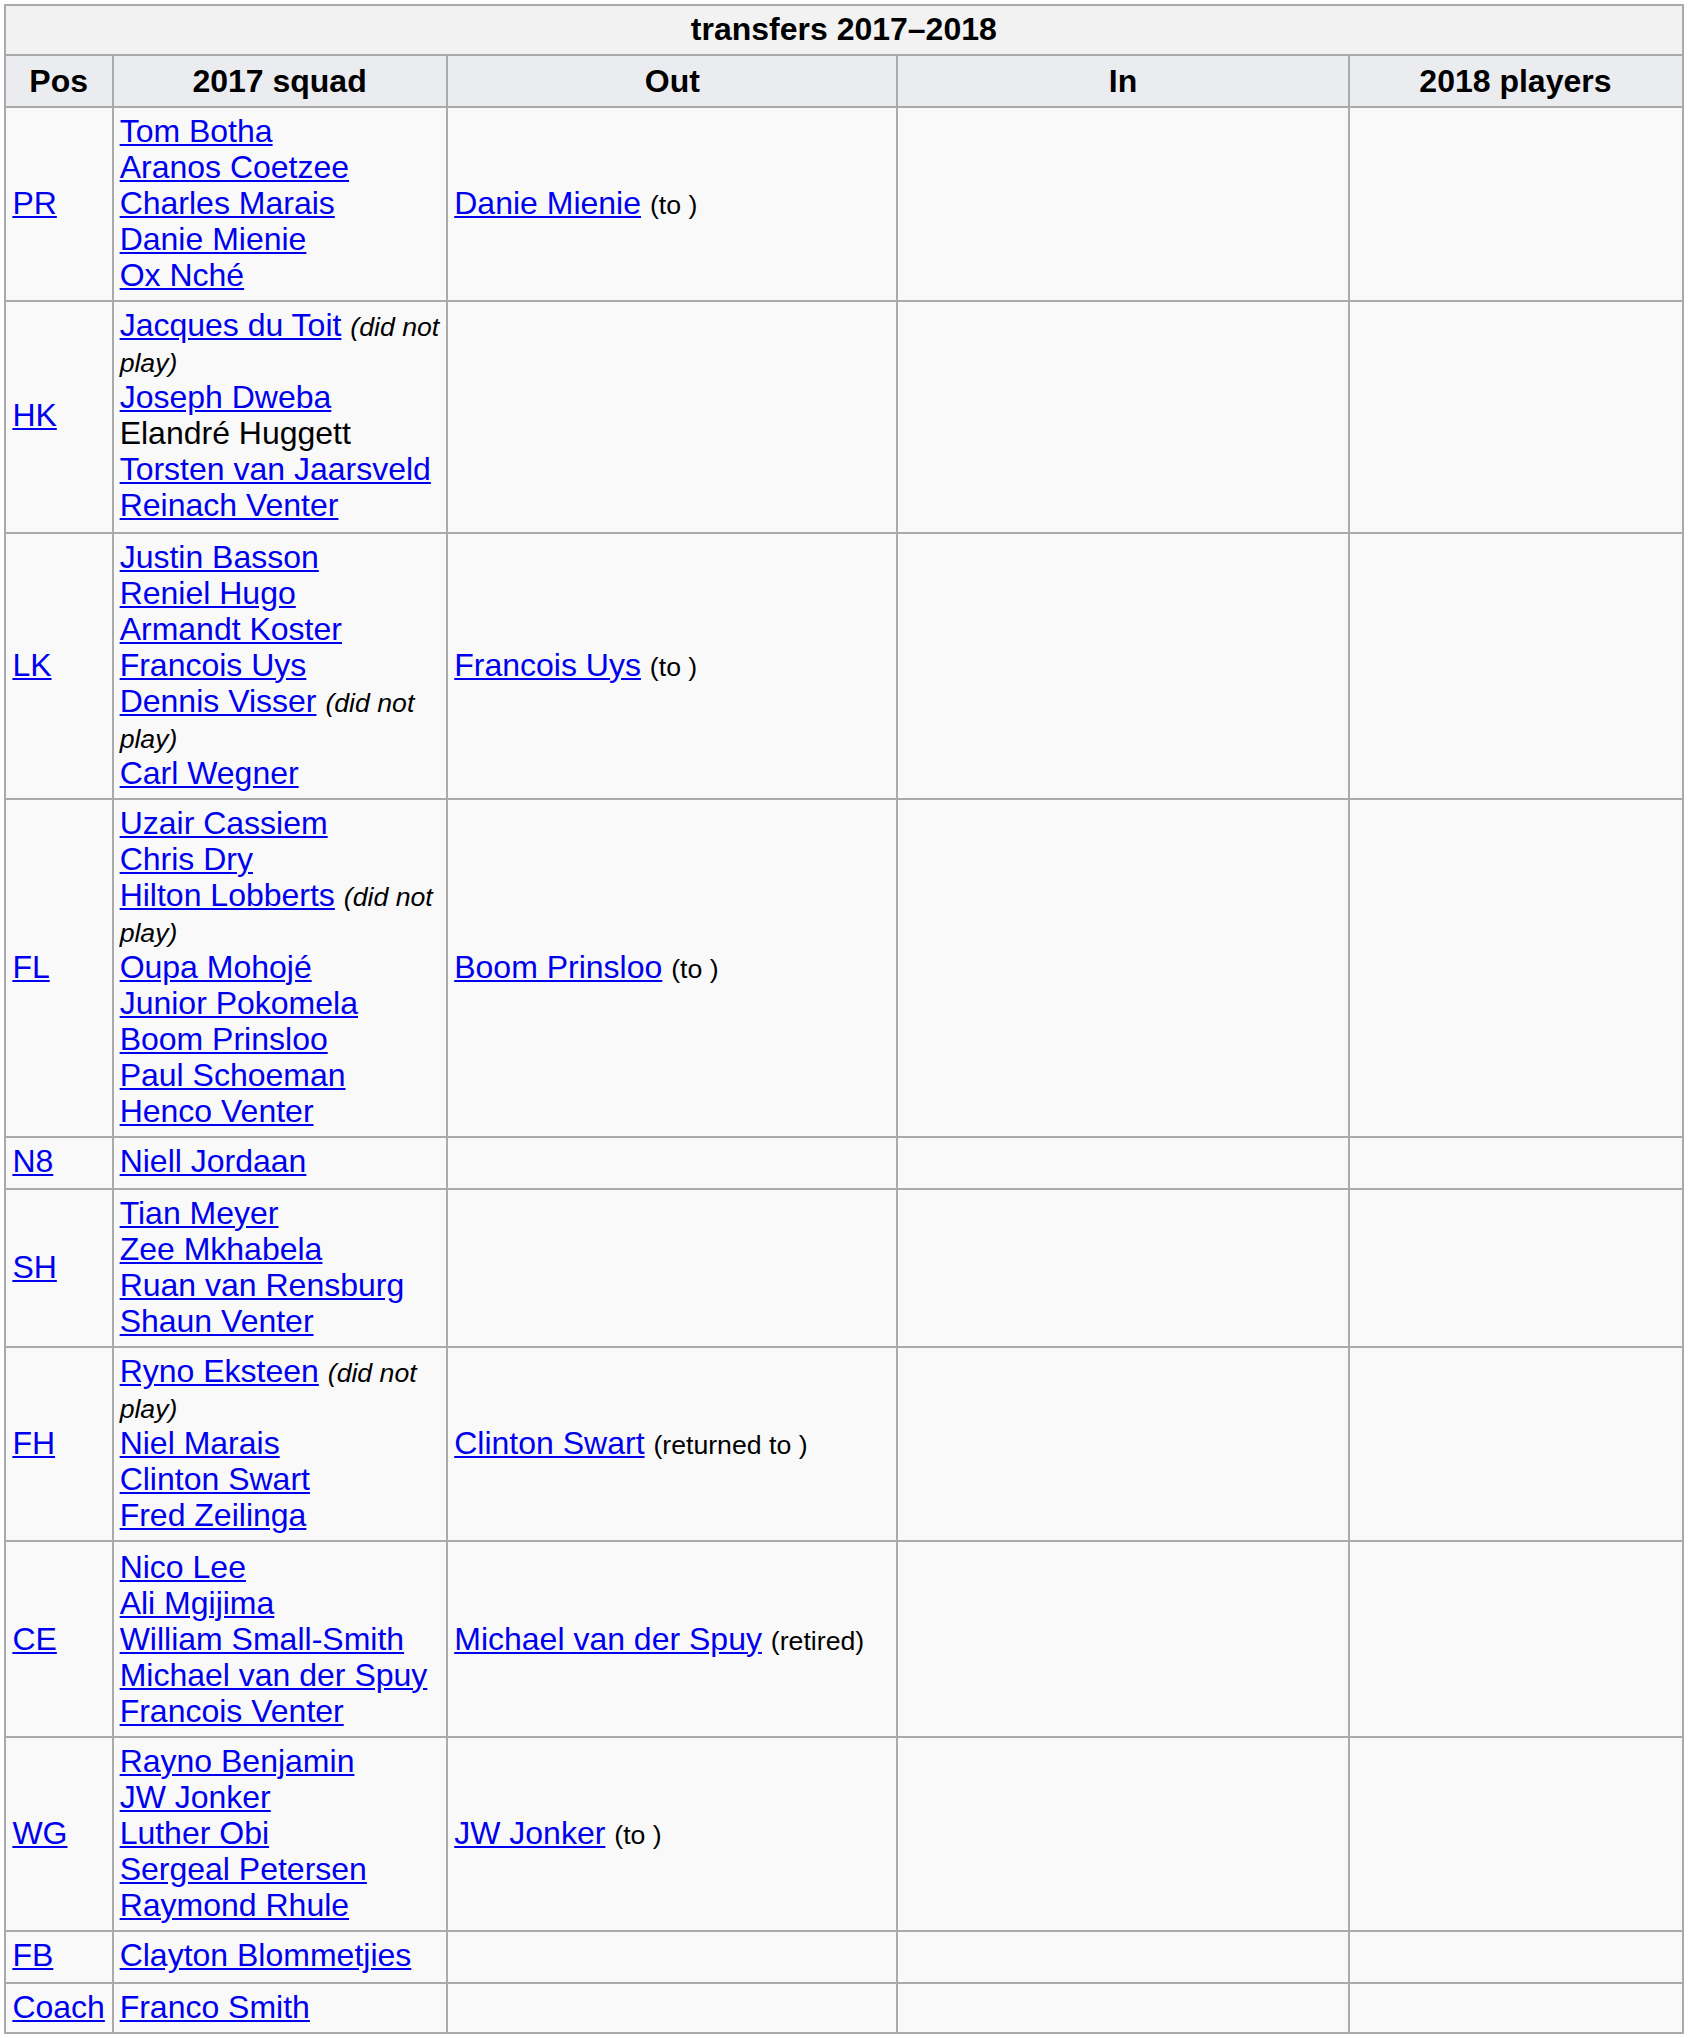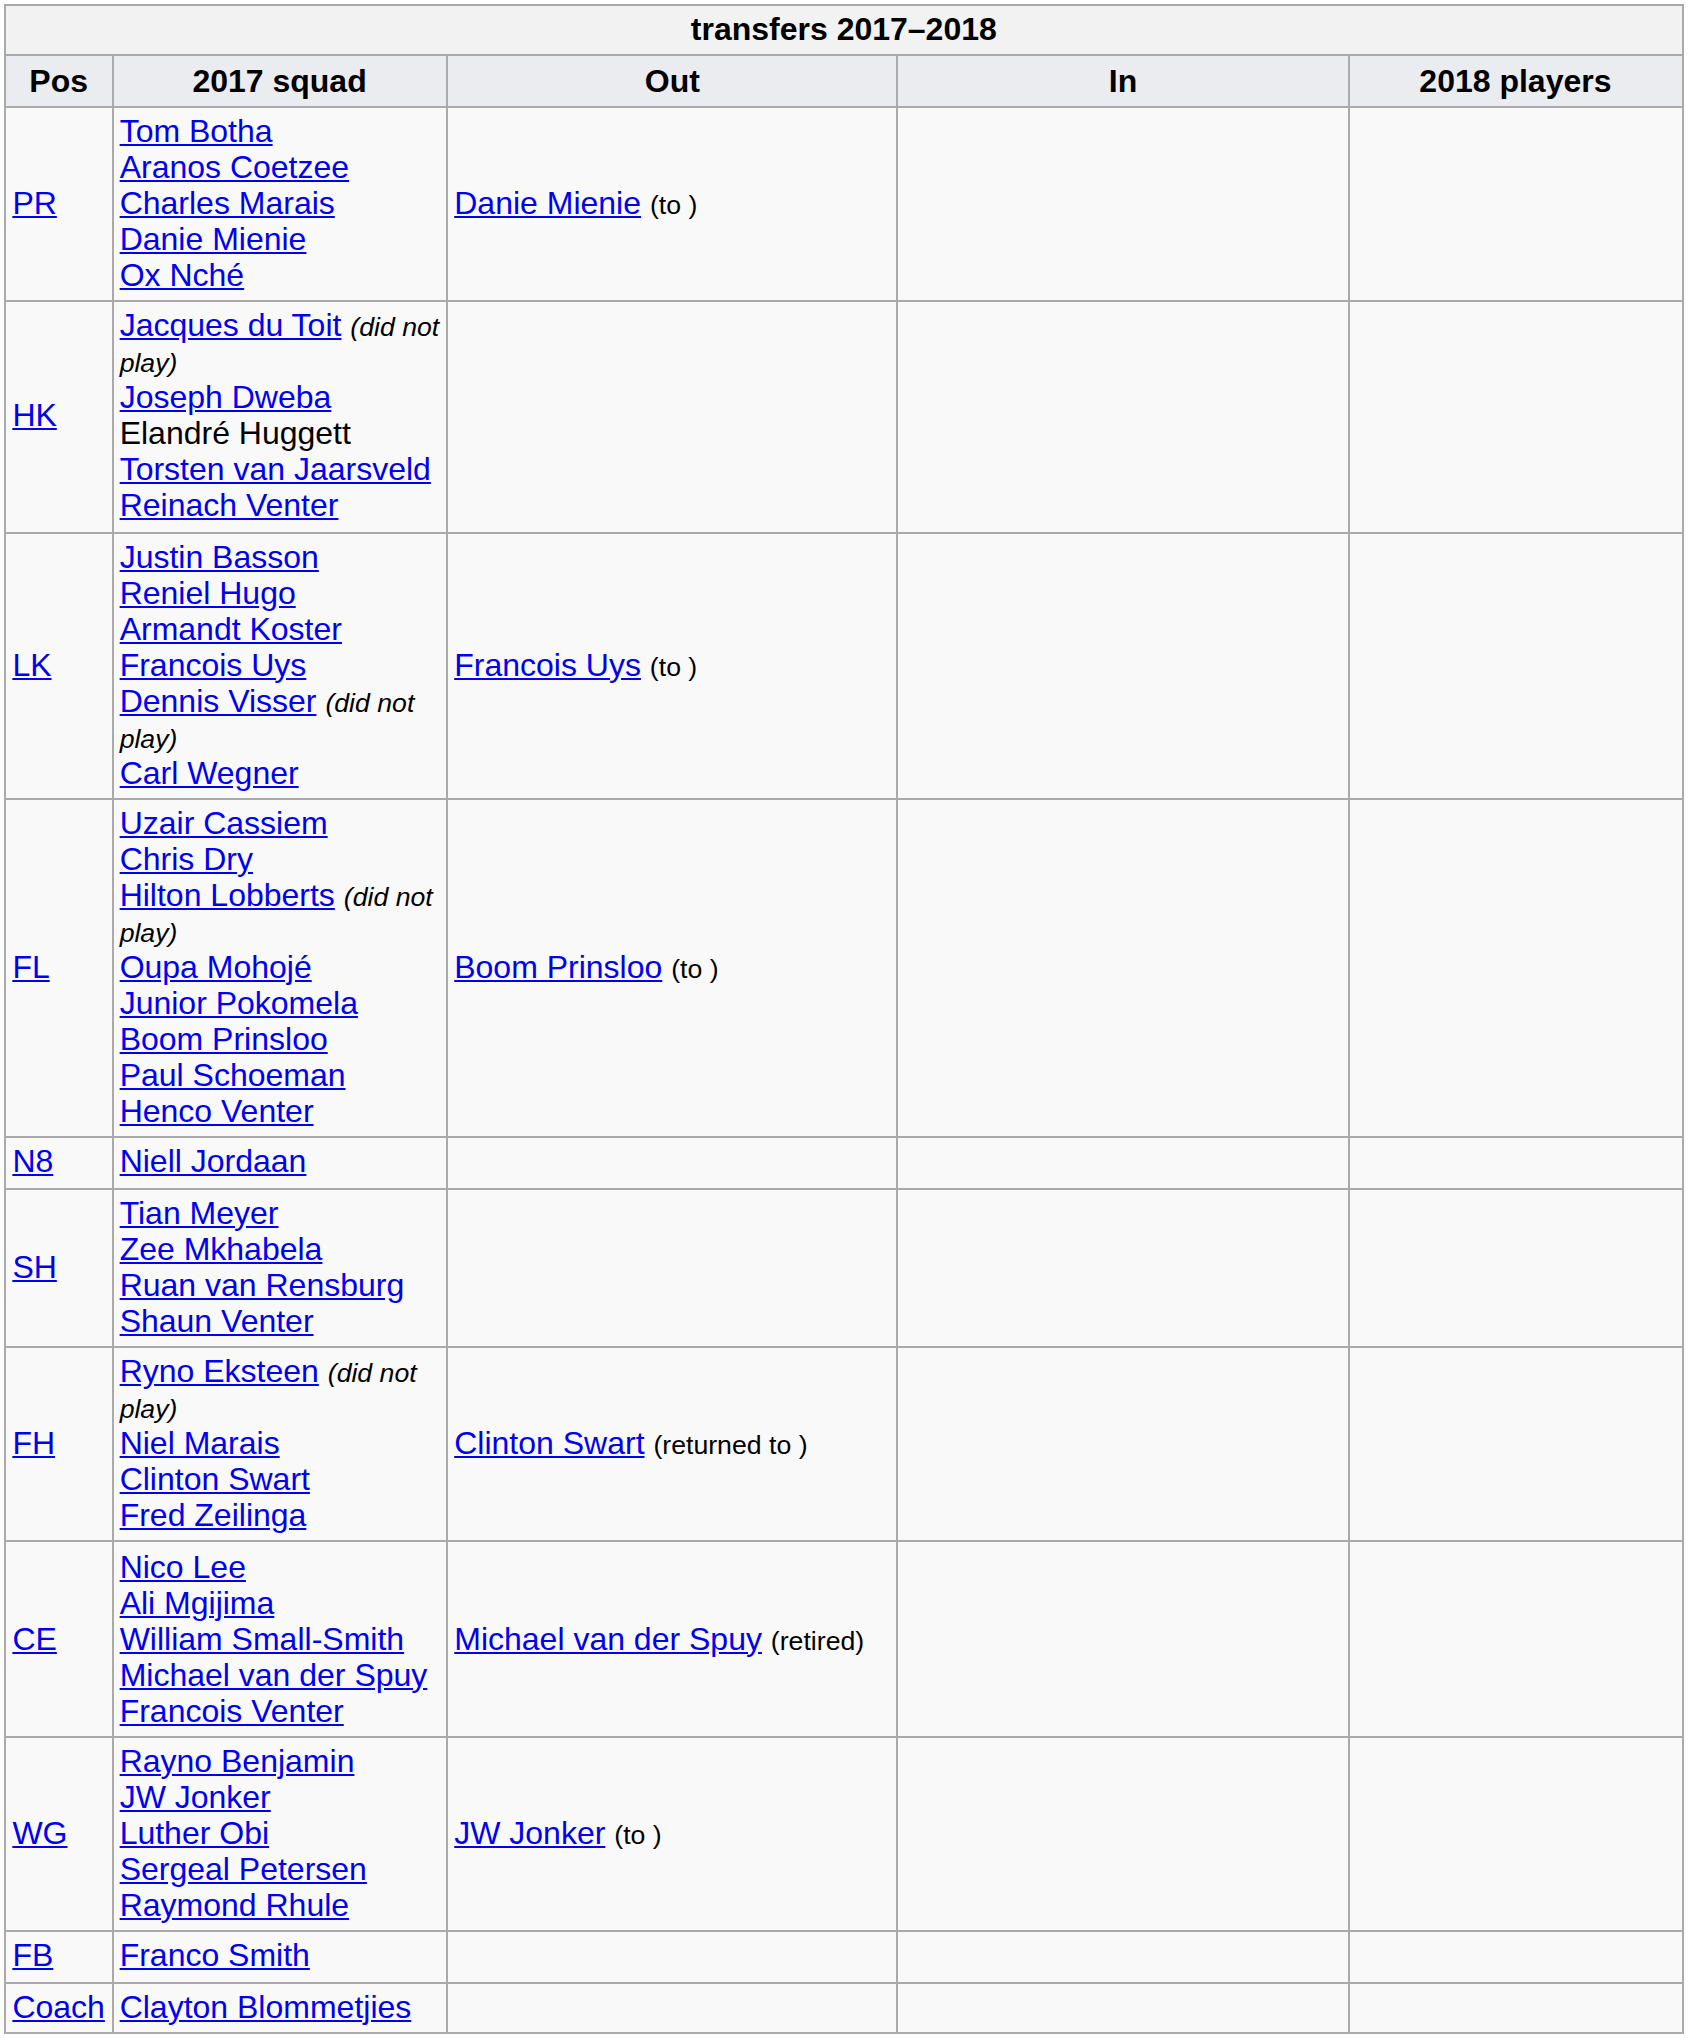(265, 1956) Clayton Blommetjies -> (215, 1956) Franco Smith
(215, 2006) Franco Smith -> (265, 2006) Clayton Blommetjies
